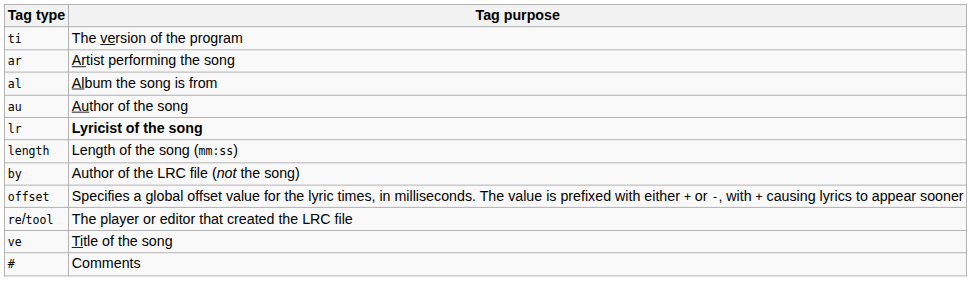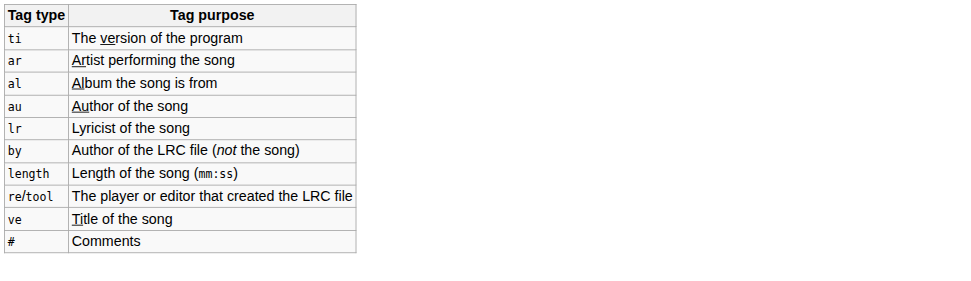(137, 128) bold -> (131, 128) normal
rows swapped: (29, 152) <-> (15, 174)
- row: (29, 197)
